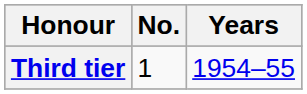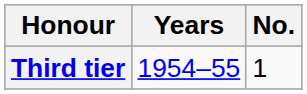columns swapped: (159, 25) <-> (244, 25)
